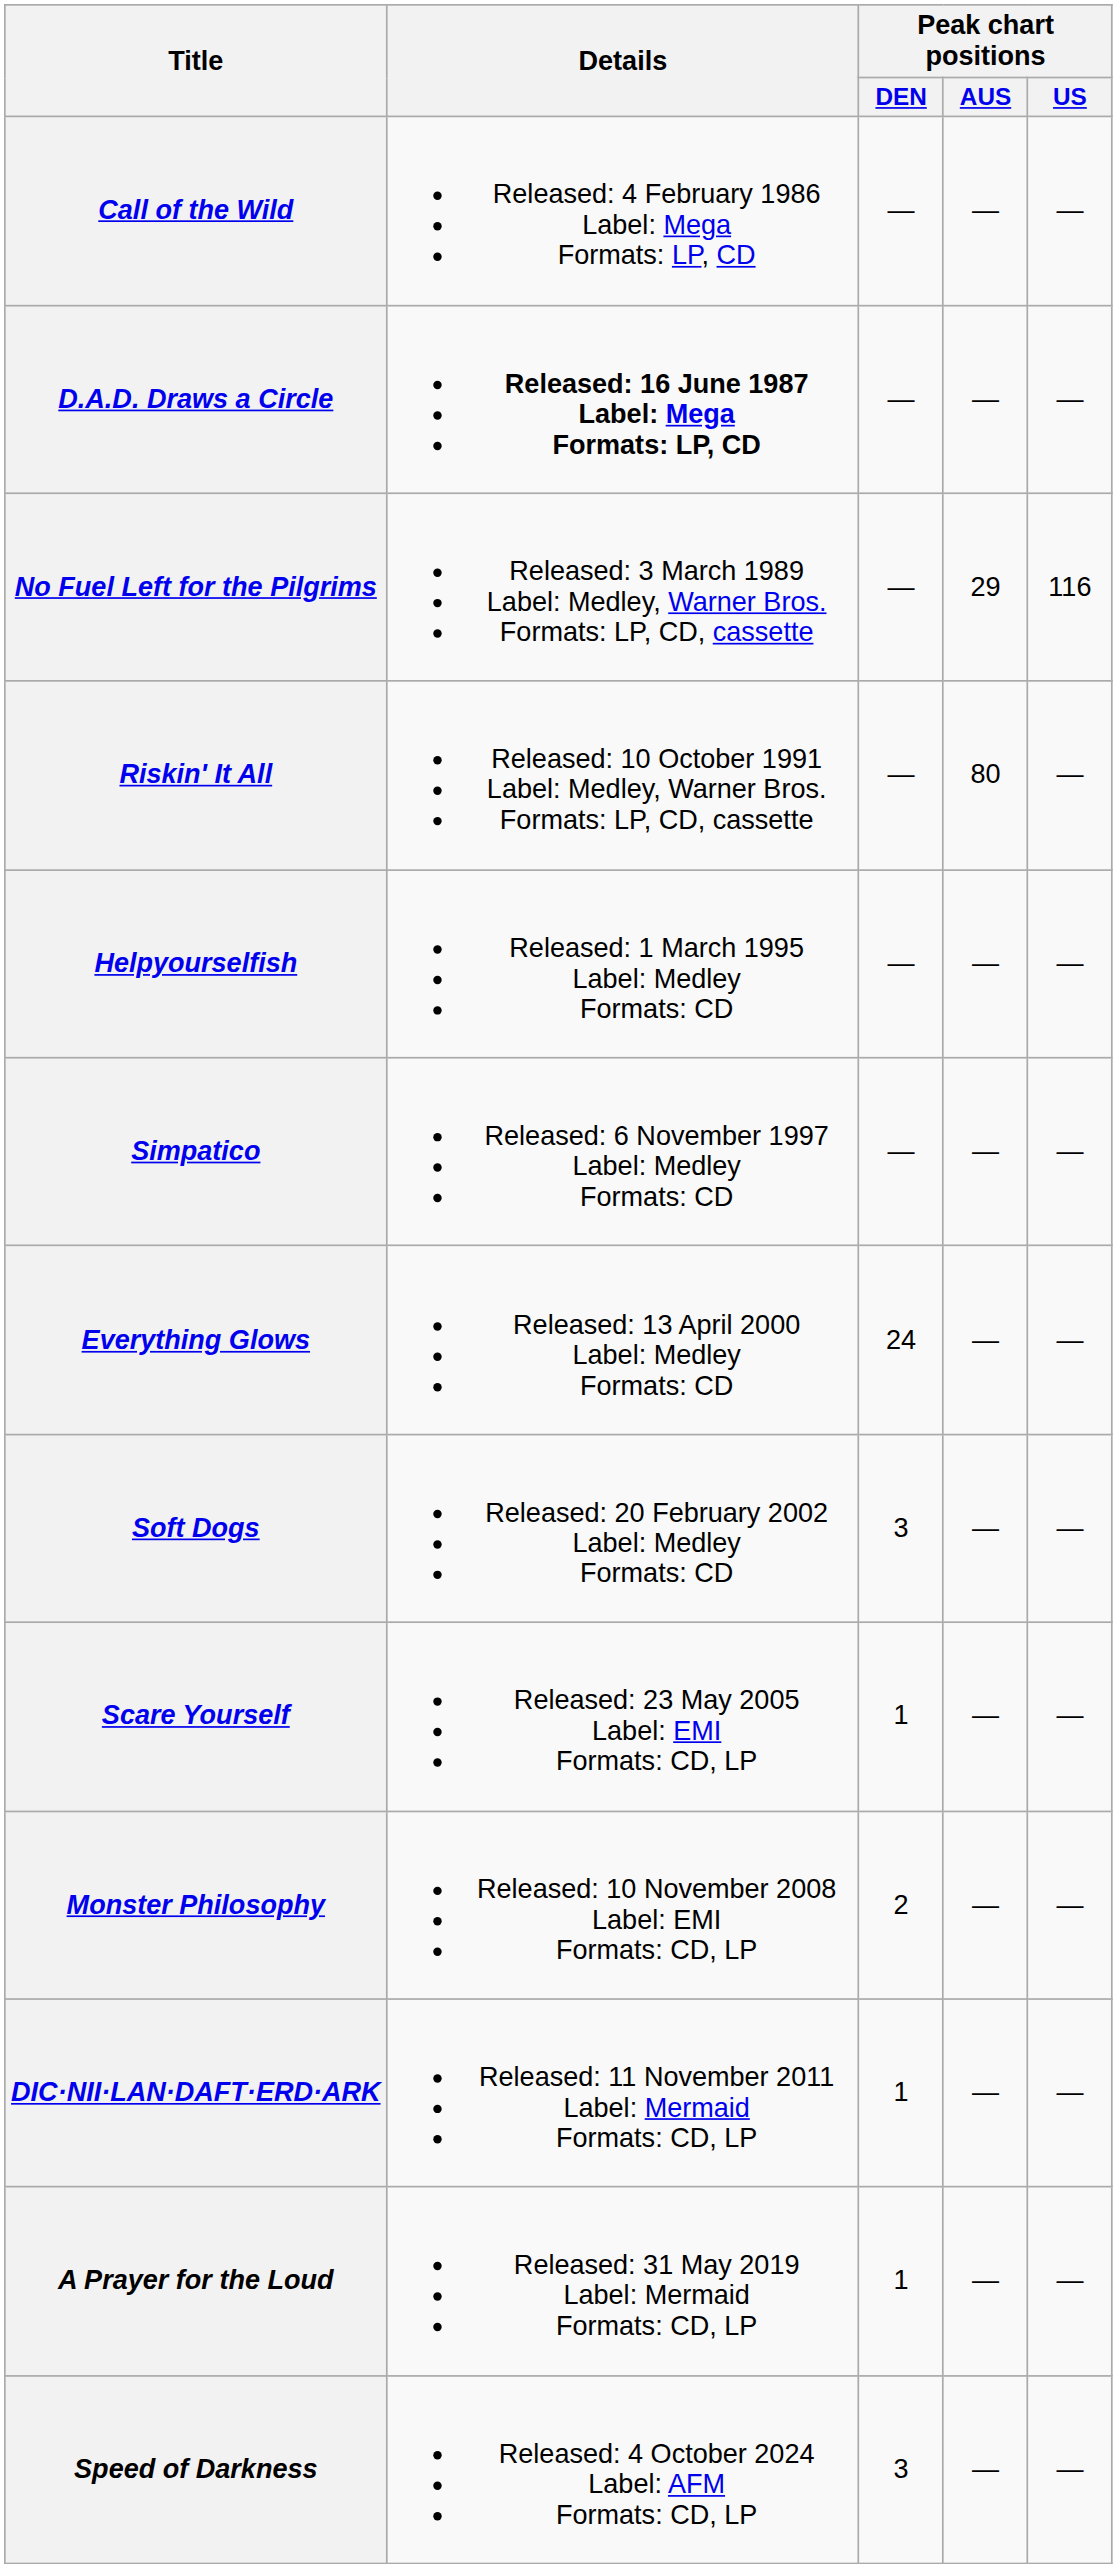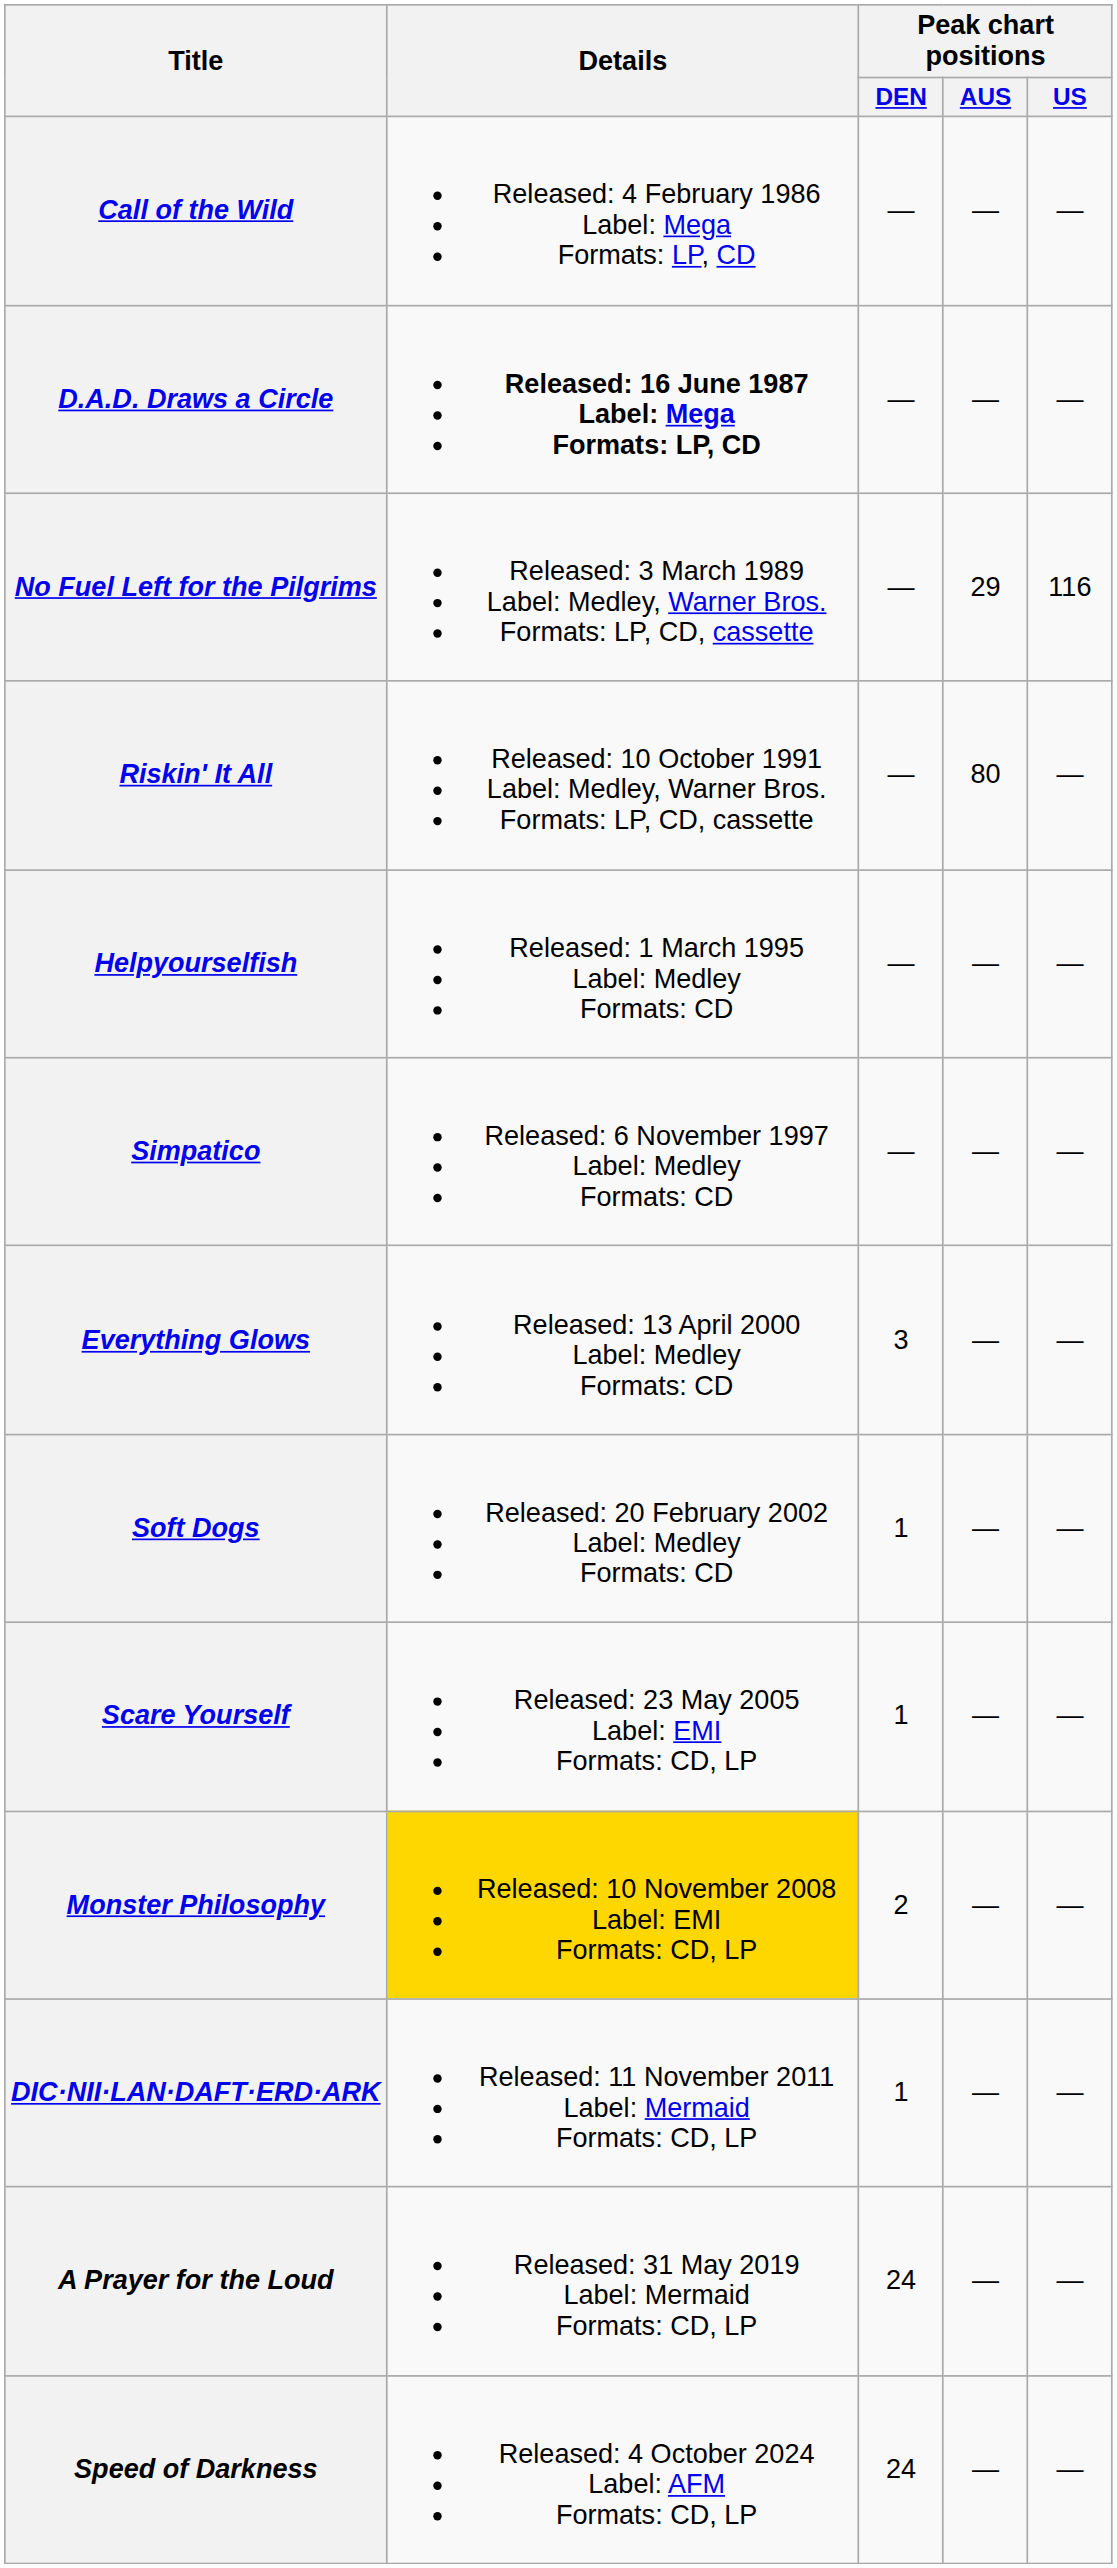(901, 1339) 24 -> (901, 1339) 3
(901, 1527) 3 -> (901, 1527) 1
(623, 1920) no background -> (623, 1920) gold background
(901, 2280) 1 -> (901, 2280) 24
(901, 2469) 3 -> (901, 2469) 24
